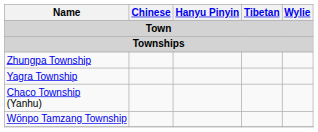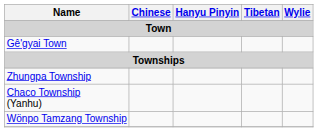+ row: (37, 45)
- row: (42, 76)
